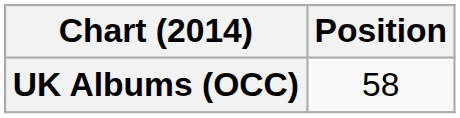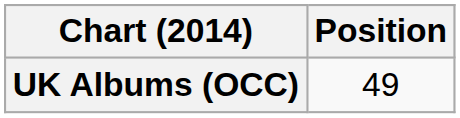(381, 84) 58 -> (381, 84) 49
